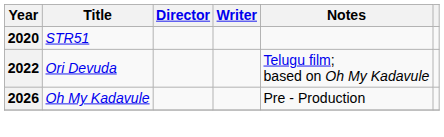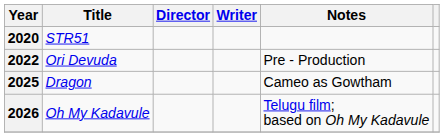(346, 68) Telugu film; based on Oh My Kadavule -> (314, 60) Pre - Production
+ row: (23, 82)
(314, 98) Pre - Production -> (346, 112) Telugu film; based on Oh My Kadavule
